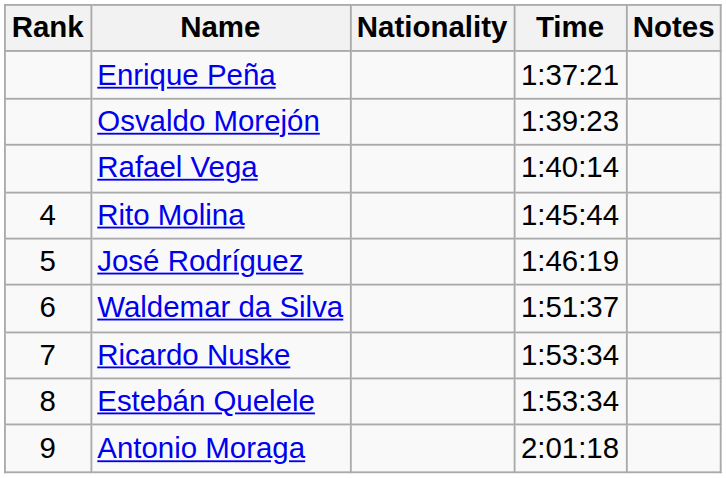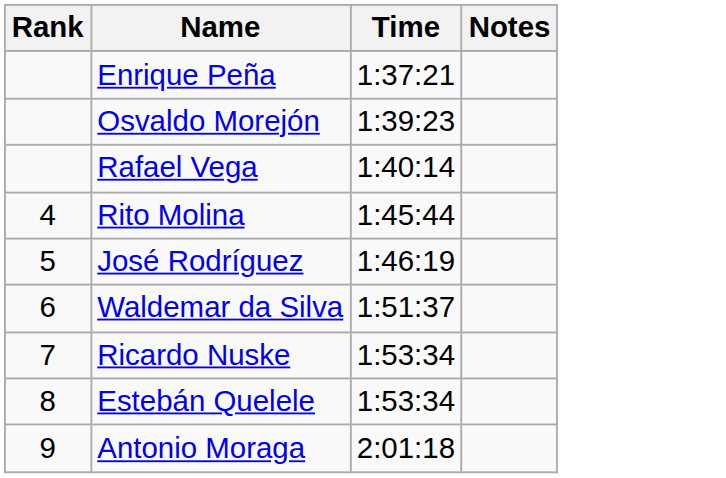- column: (432, 27)
